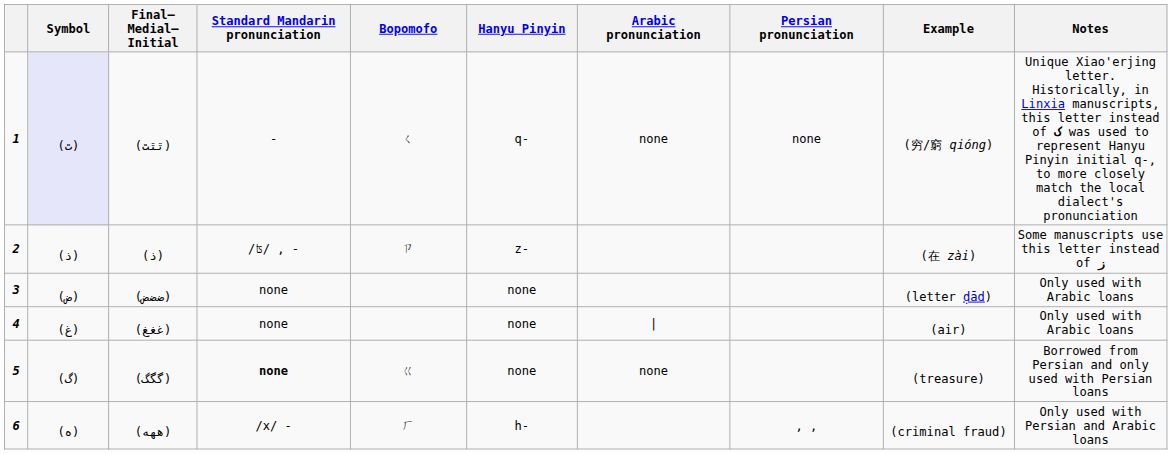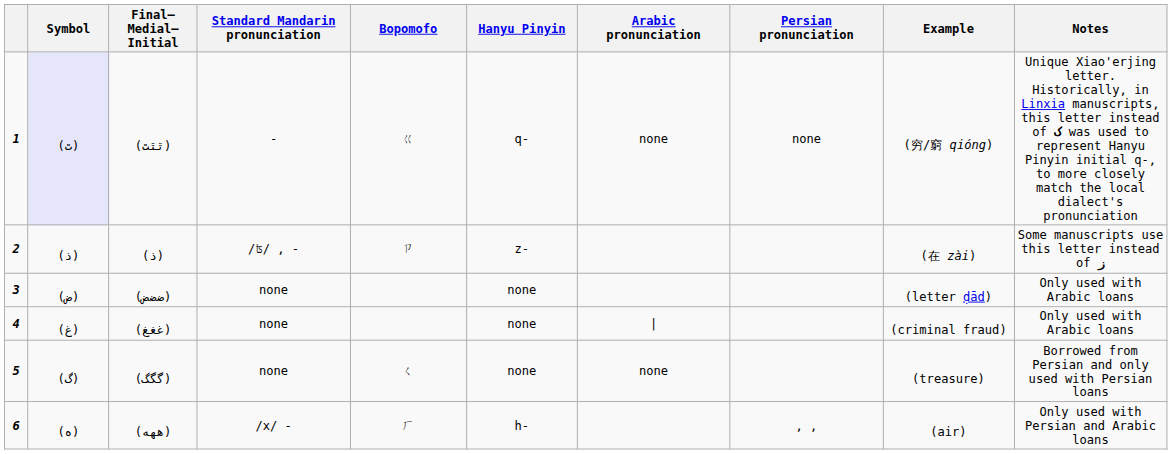(408, 138) ㄑ -> (408, 138) ㄍ
(948, 330) (air) -> (948, 330) (criminal fraud)
(274, 371) bold -> (274, 371) normal
(408, 370) ㄍ -> (408, 370) ㄑ
(948, 432) (criminal fraud) -> (948, 432) (air)
